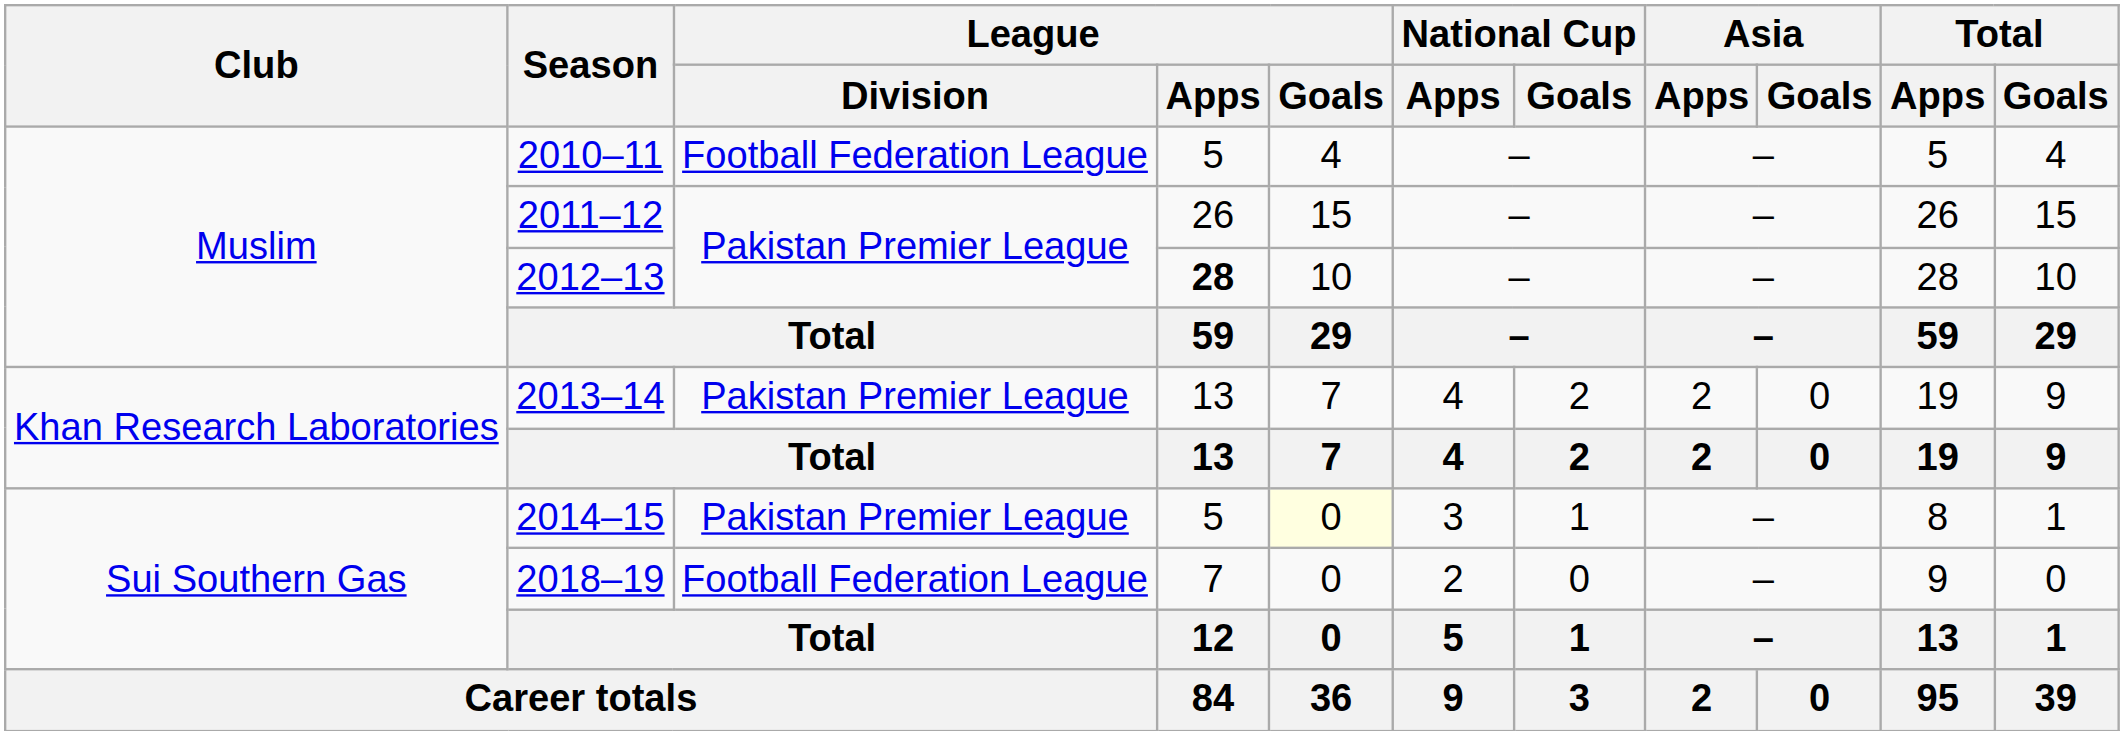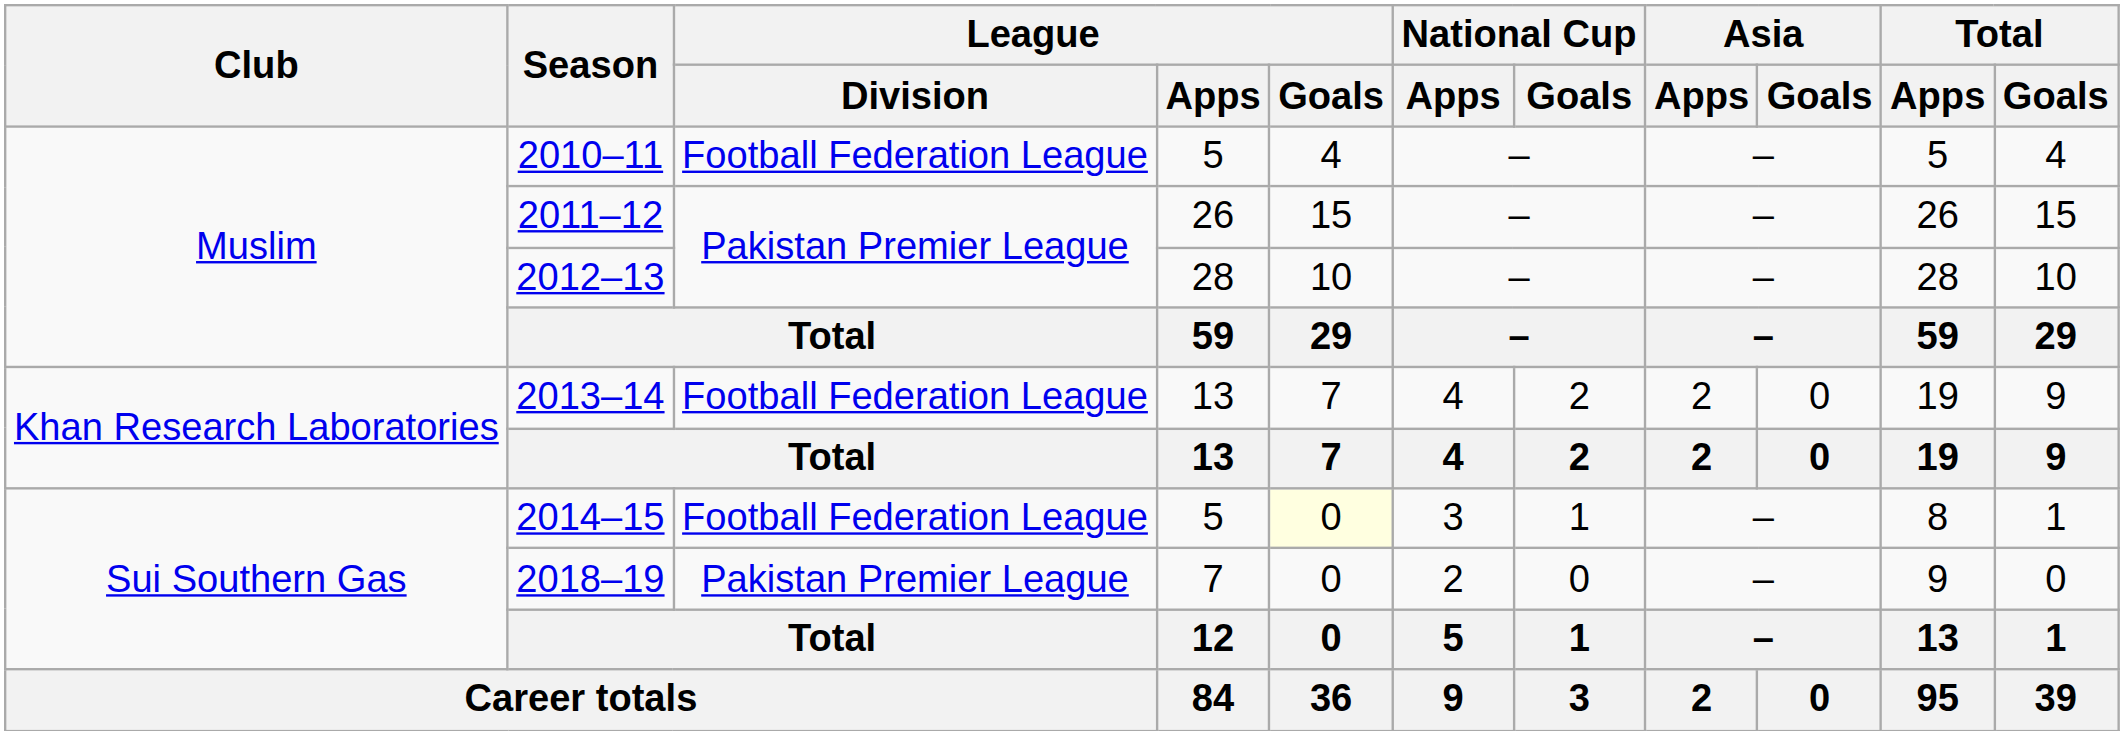(1213, 276) bold -> (1213, 276) normal
(915, 397) Pakistan Premier League -> (915, 397) Football Federation League
(915, 517) Pakistan Premier League -> (915, 517) Football Federation League
(915, 578) Football Federation League -> (915, 578) Pakistan Premier League
